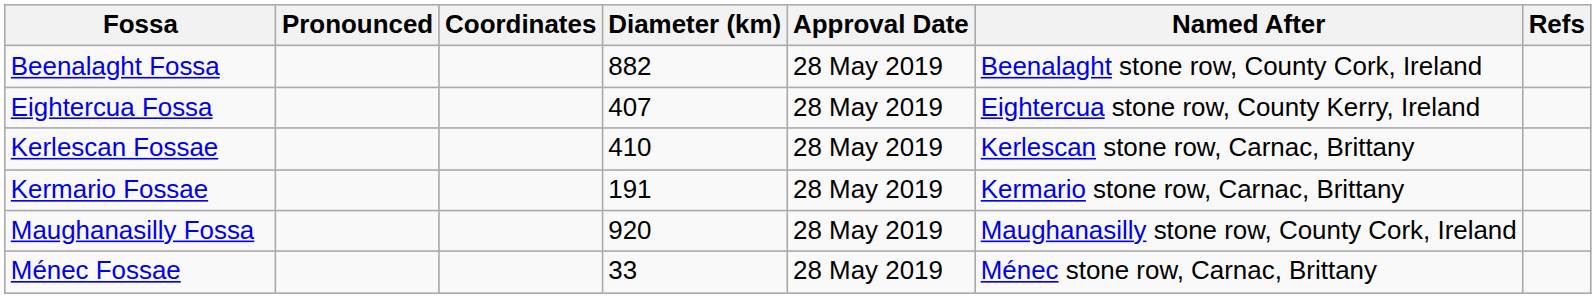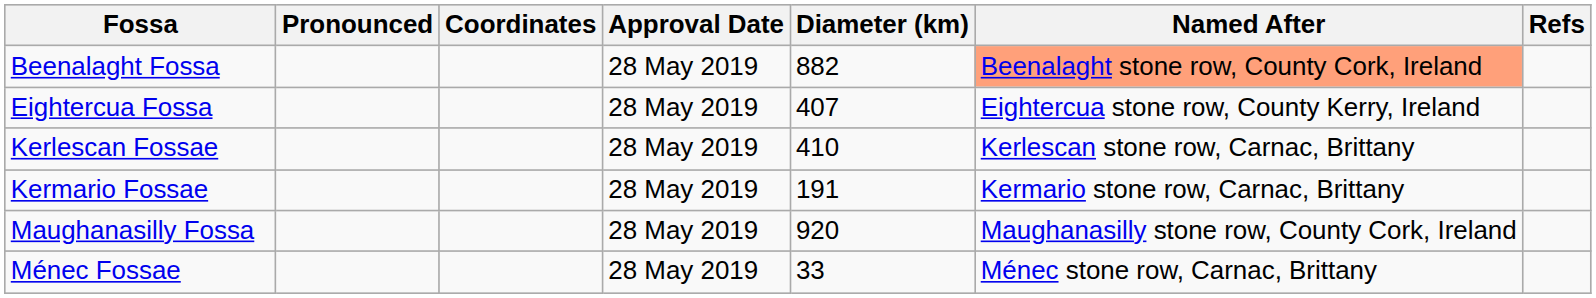columns swapped: (695, 25) <-> (881, 25)
(1231, 66) no background -> (1231, 66) lightsalmon background
